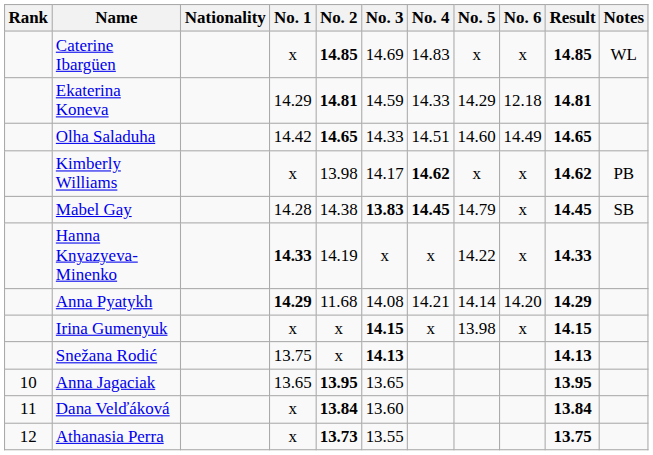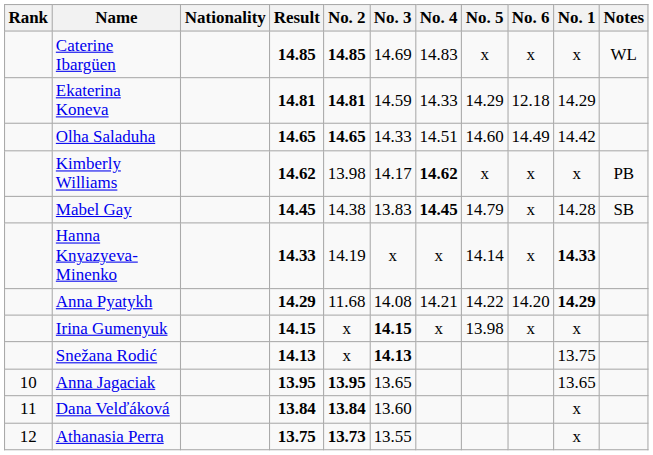columns swapped: (293, 17) <-> (573, 17)
(385, 209) bold -> (393, 209) normal
(477, 255) 14.22 -> (485, 255) 14.14
(477, 301) 14.14 -> (485, 301) 14.22
